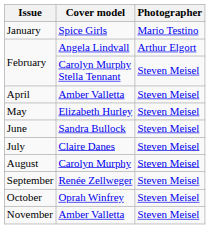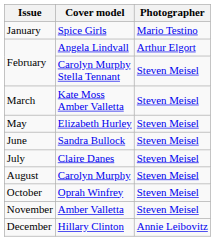+ row: (21, 100)
- row: (18, 94)
- row: (30, 180)
+ row: (29, 227)
